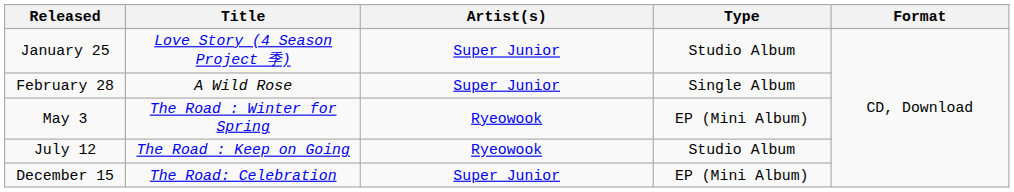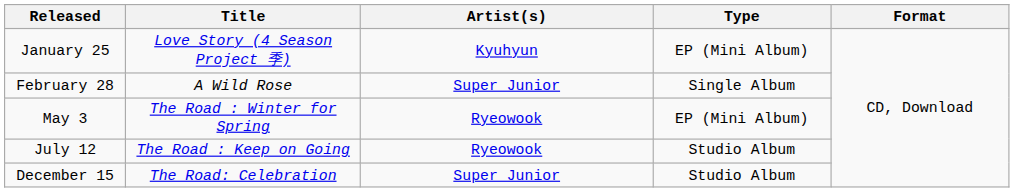(507, 51) Super Junior -> (507, 51) Kyuhyun
(742, 51) Studio Album -> (742, 51) EP (Mini Album)
(742, 175) EP (Mini Album) -> (742, 175) Studio Album
